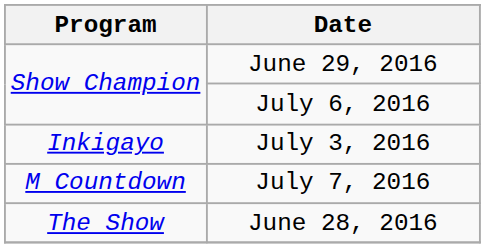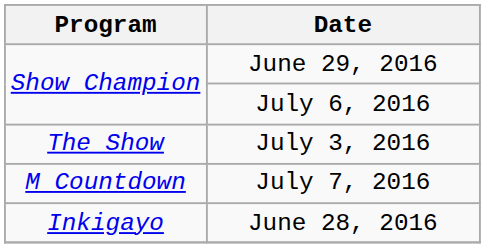(106, 144) Inkigayo -> (106, 144) The Show
(106, 223) The Show -> (106, 223) Inkigayo
